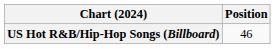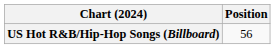(246, 33) 46 -> (246, 33) 56
